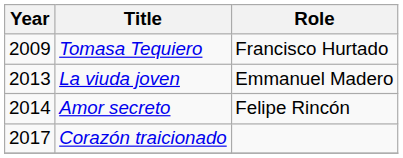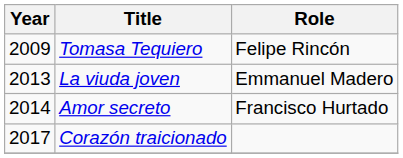(312, 49) Francisco Hurtado -> (293, 49) Felipe Rincón
(293, 108) Felipe Rincón -> (312, 108) Francisco Hurtado
